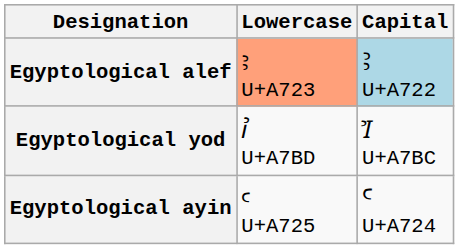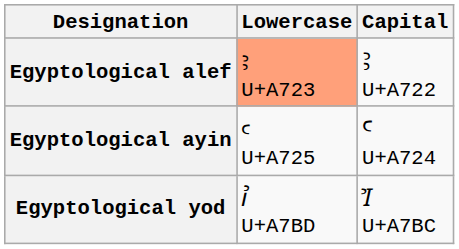(399, 76) lightblue background -> (399, 76) no background
rows swapped: (121, 209) <-> (121, 141)
